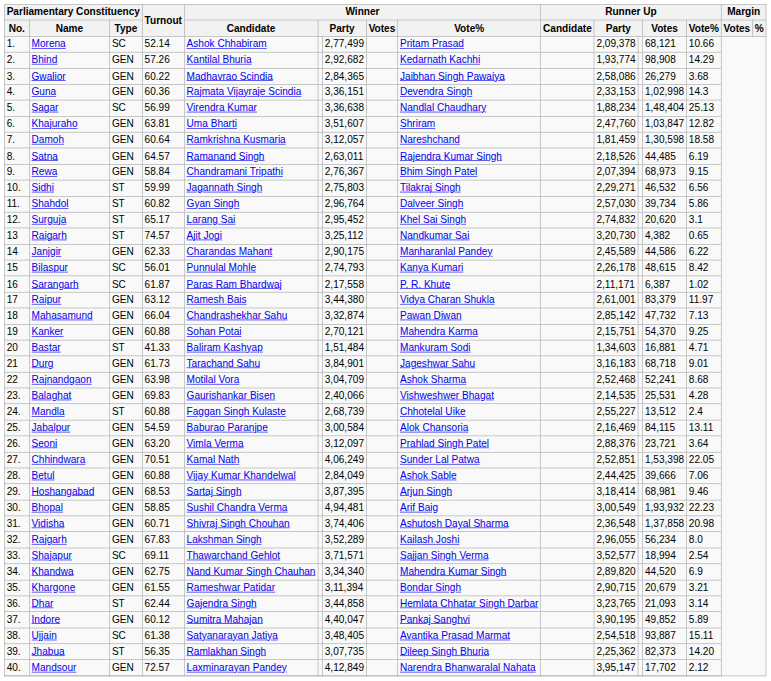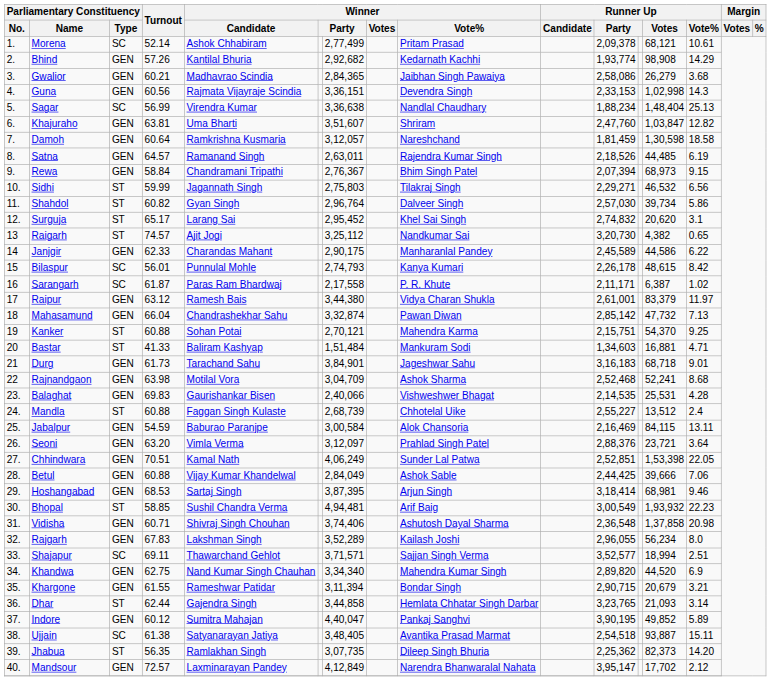(701, 44) 10.66 -> (701, 44) 10.61
(157, 76) 60.22 -> (157, 76) 60.21
(157, 92) 60.36 -> (157, 92) 60.56
(123, 332) GEN -> (118, 332) ST
(123, 508) GEN -> (118, 508) ST
(699, 556) 2.54 -> (699, 556) 2.51
